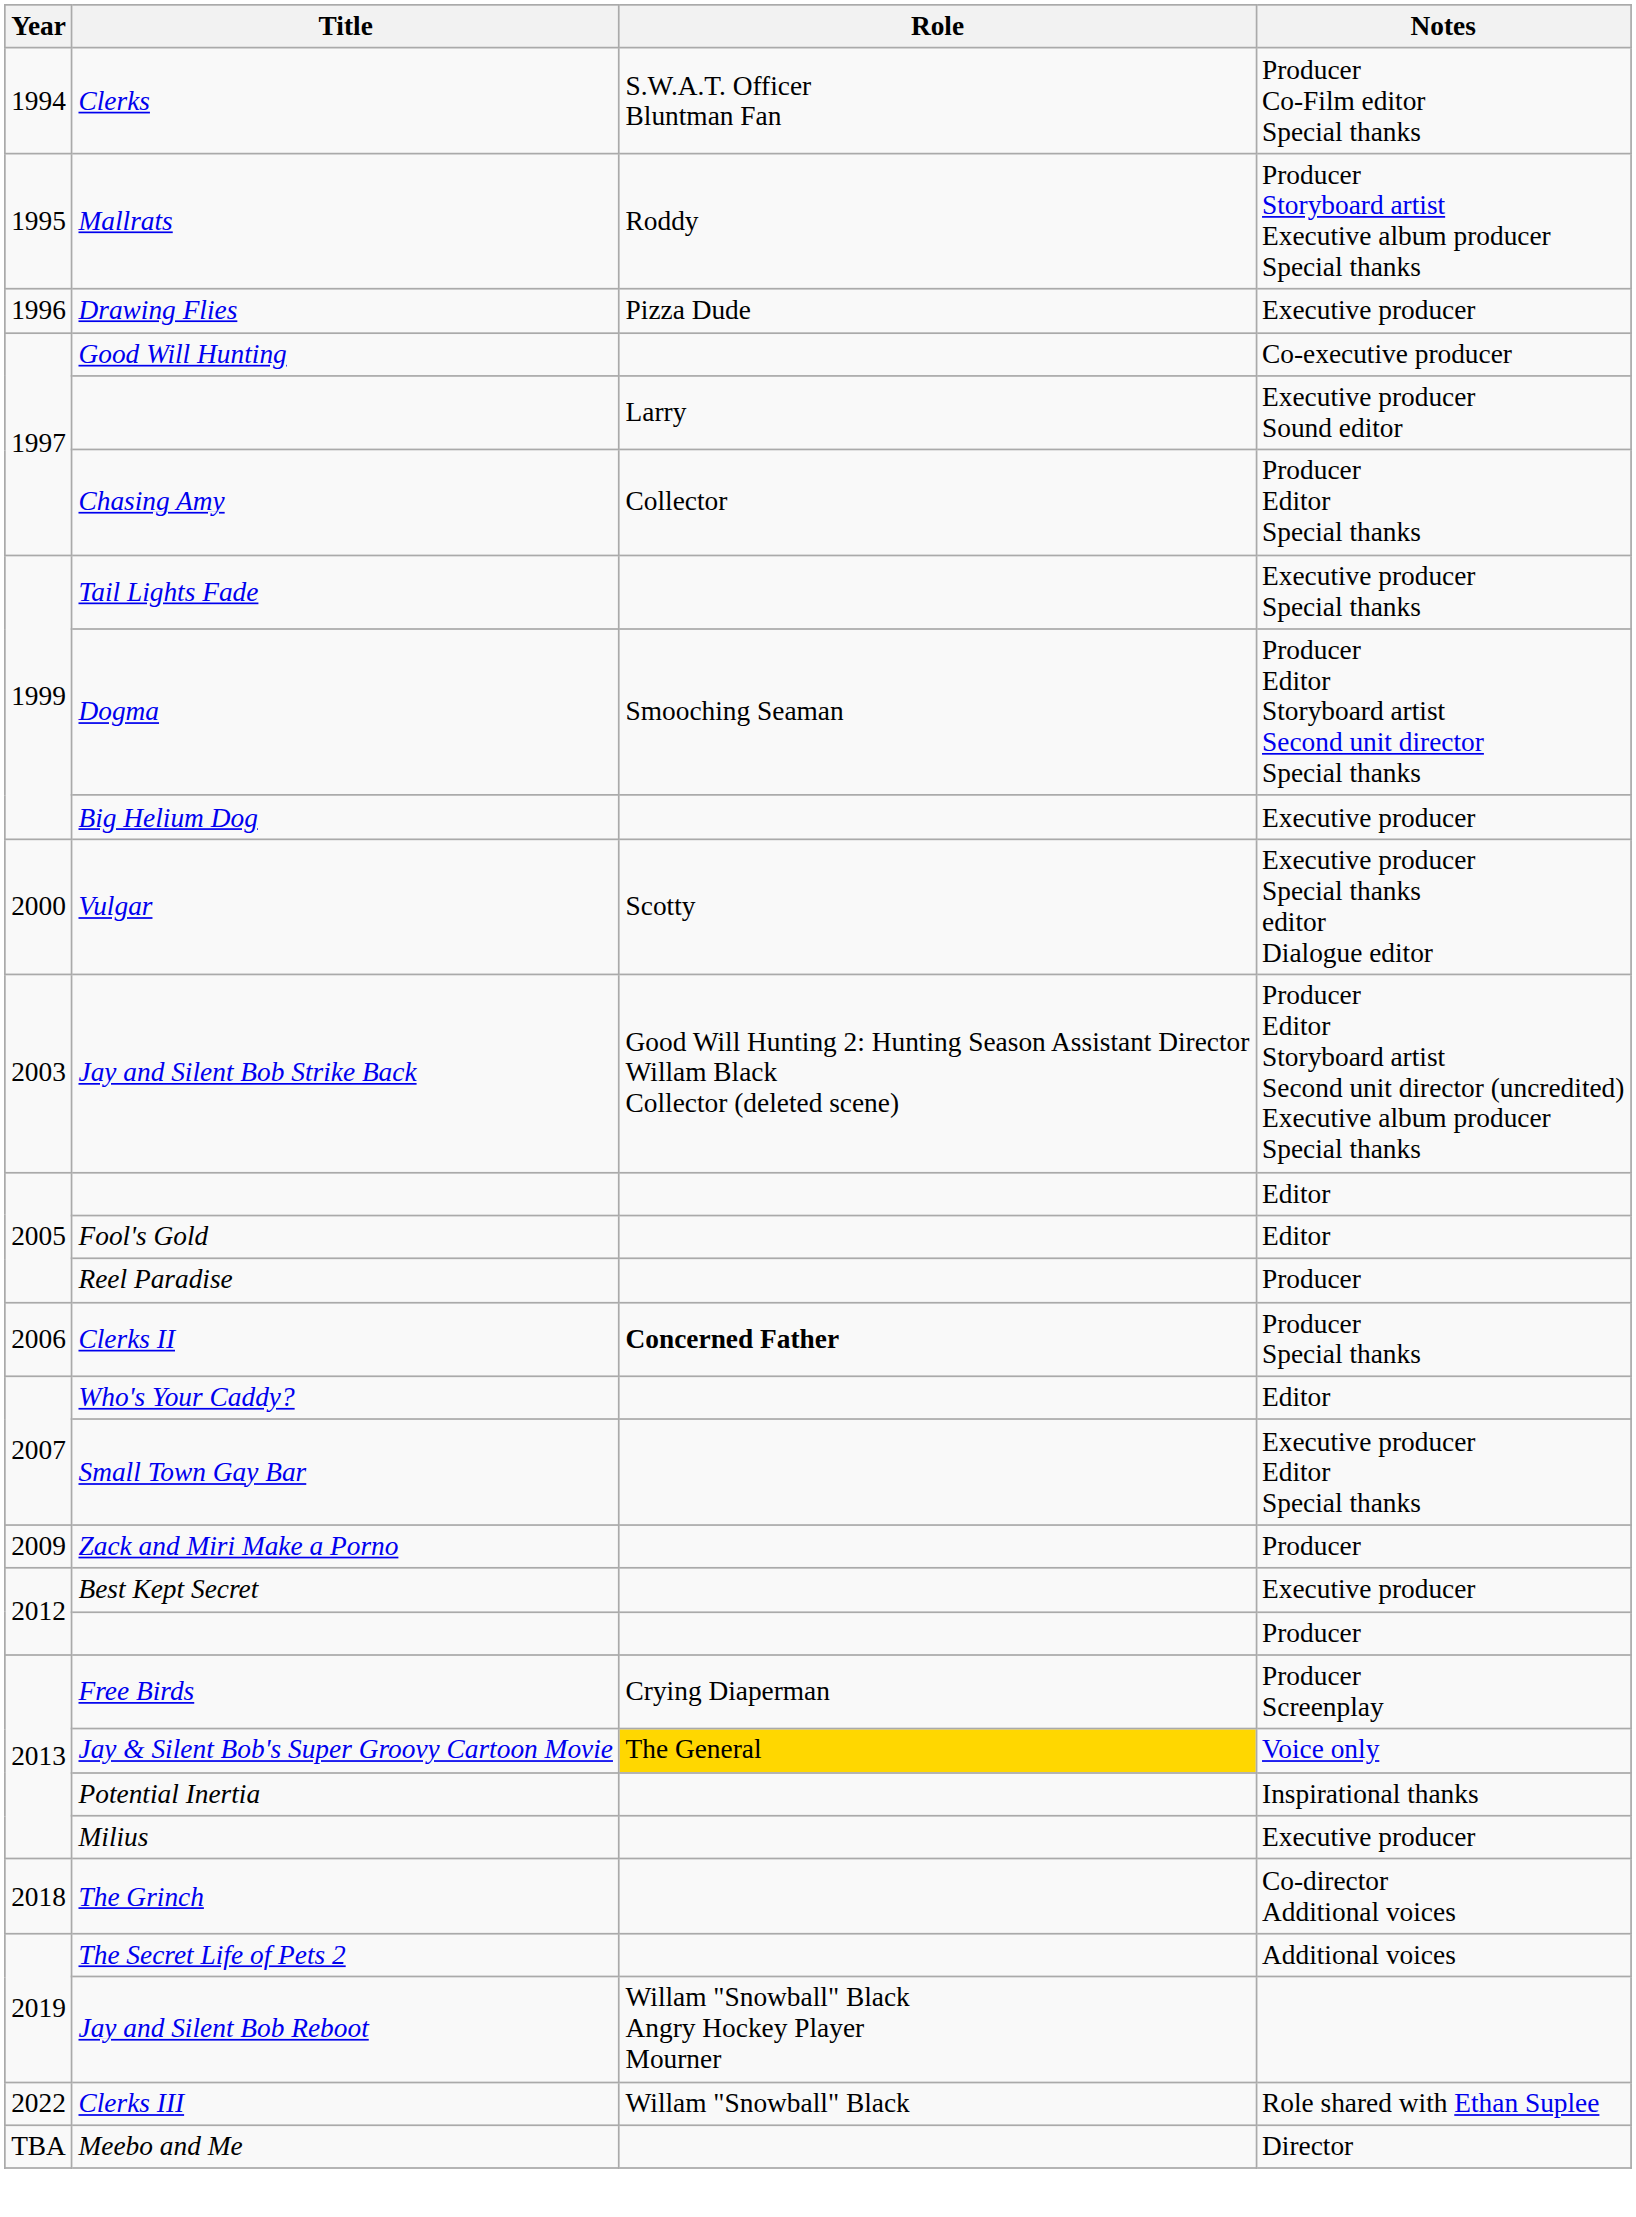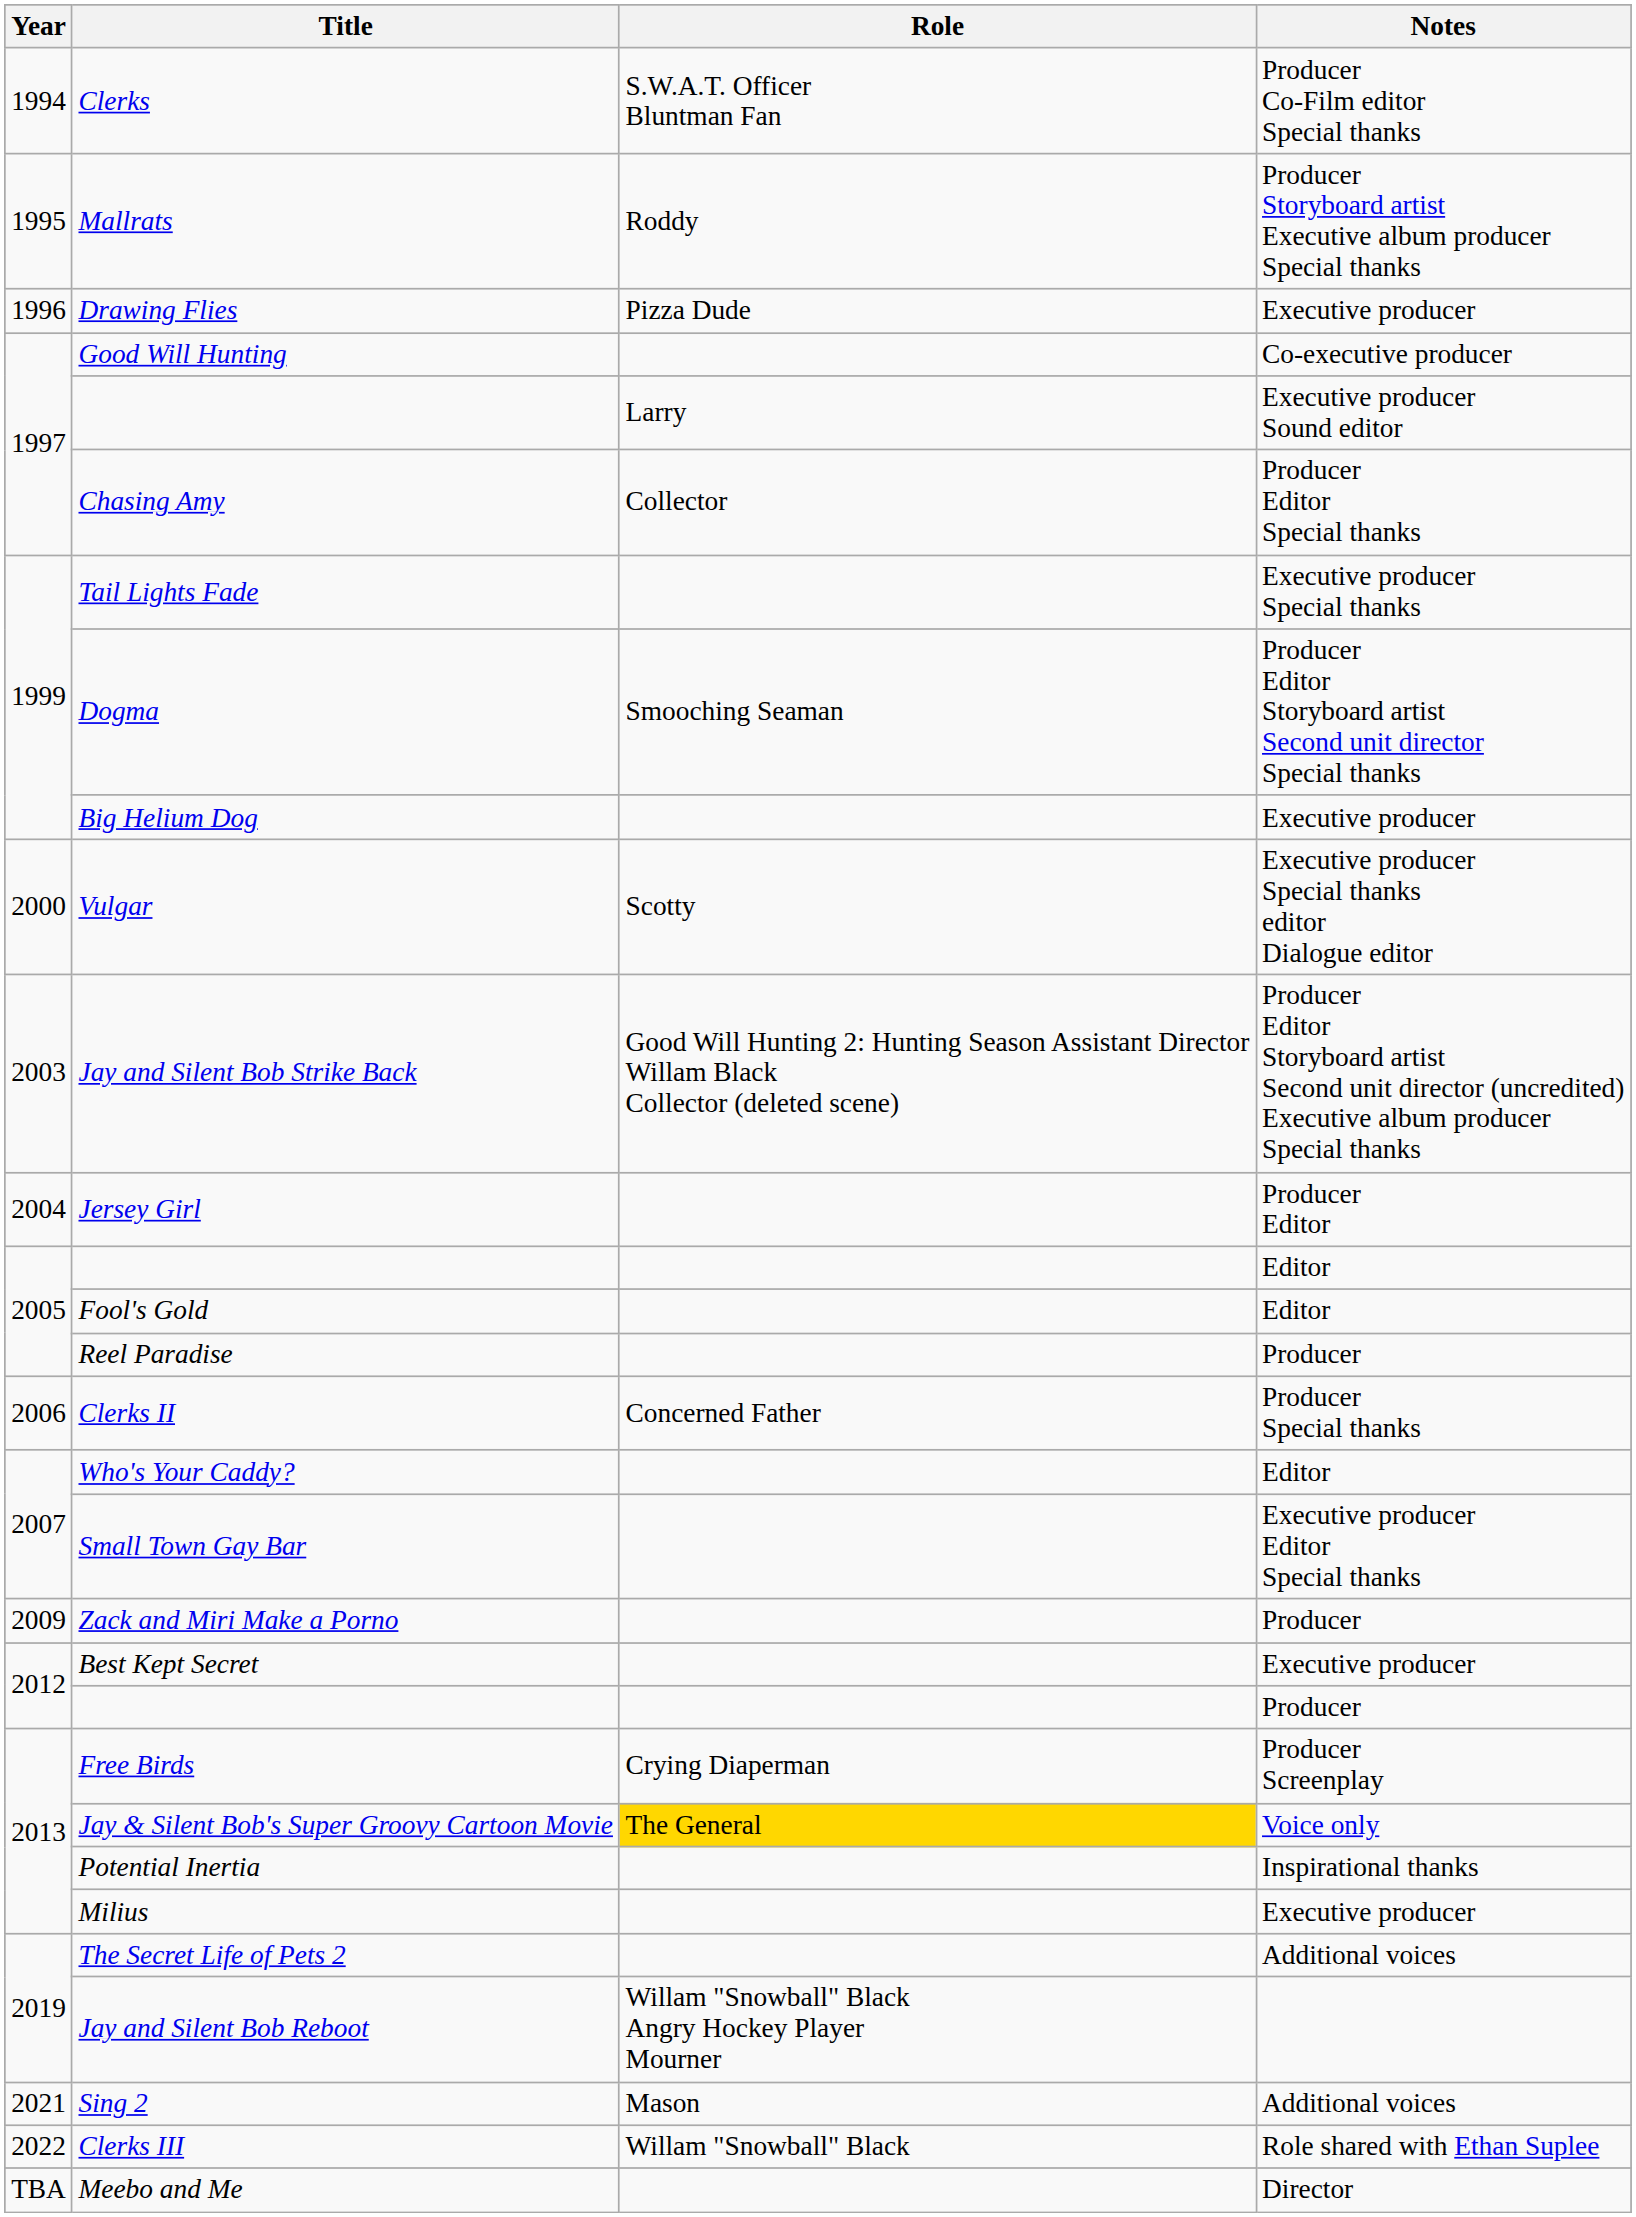+ row: (140, 1208)
(732, 1338) bold -> (723, 1413) normal
- row: (141, 1895)
+ row: (113, 2102)
